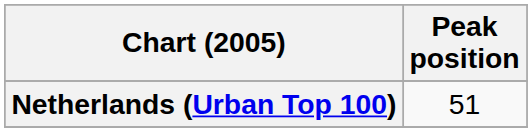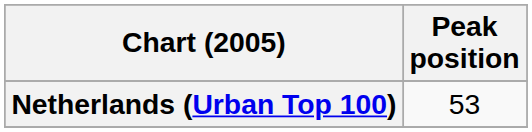(465, 103) 51 -> (465, 103) 53
